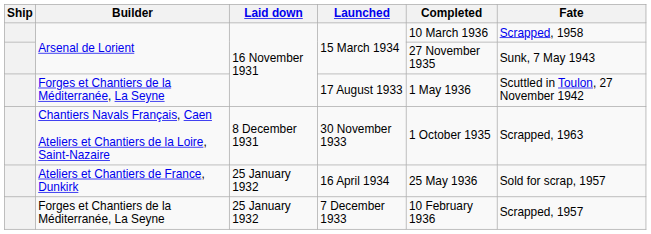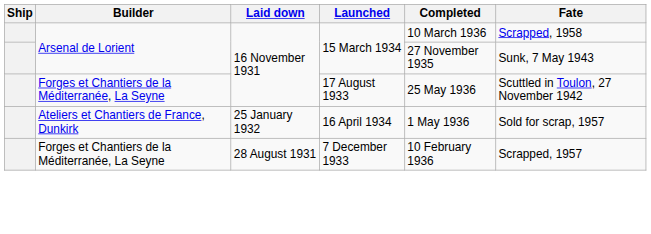(440, 90) 1 May 1936 -> (442, 90) 25 May 1936
- row: (125, 135)
(443, 181) 25 May 1936 -> (438, 122) 1 May 1936
(261, 213) 25 January 1932 -> (275, 154) 28 August 1931
